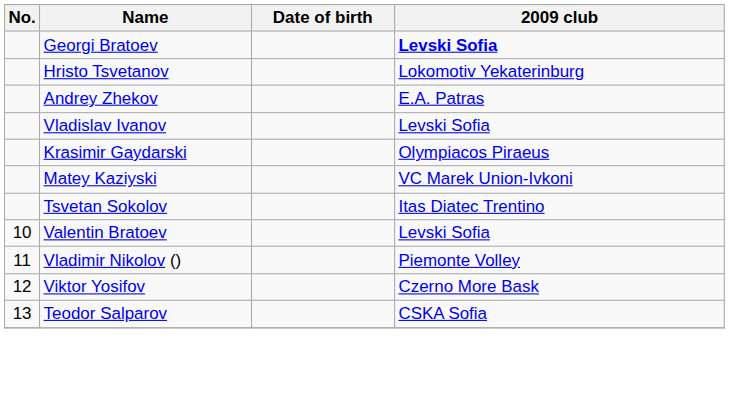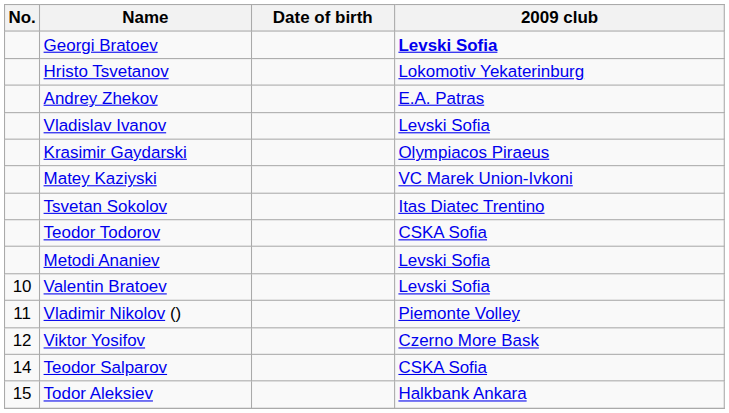+ row: (102, 233)
+ row: (102, 260)
(22, 313) 13 -> (22, 367) 14
+ row: (98, 394)
